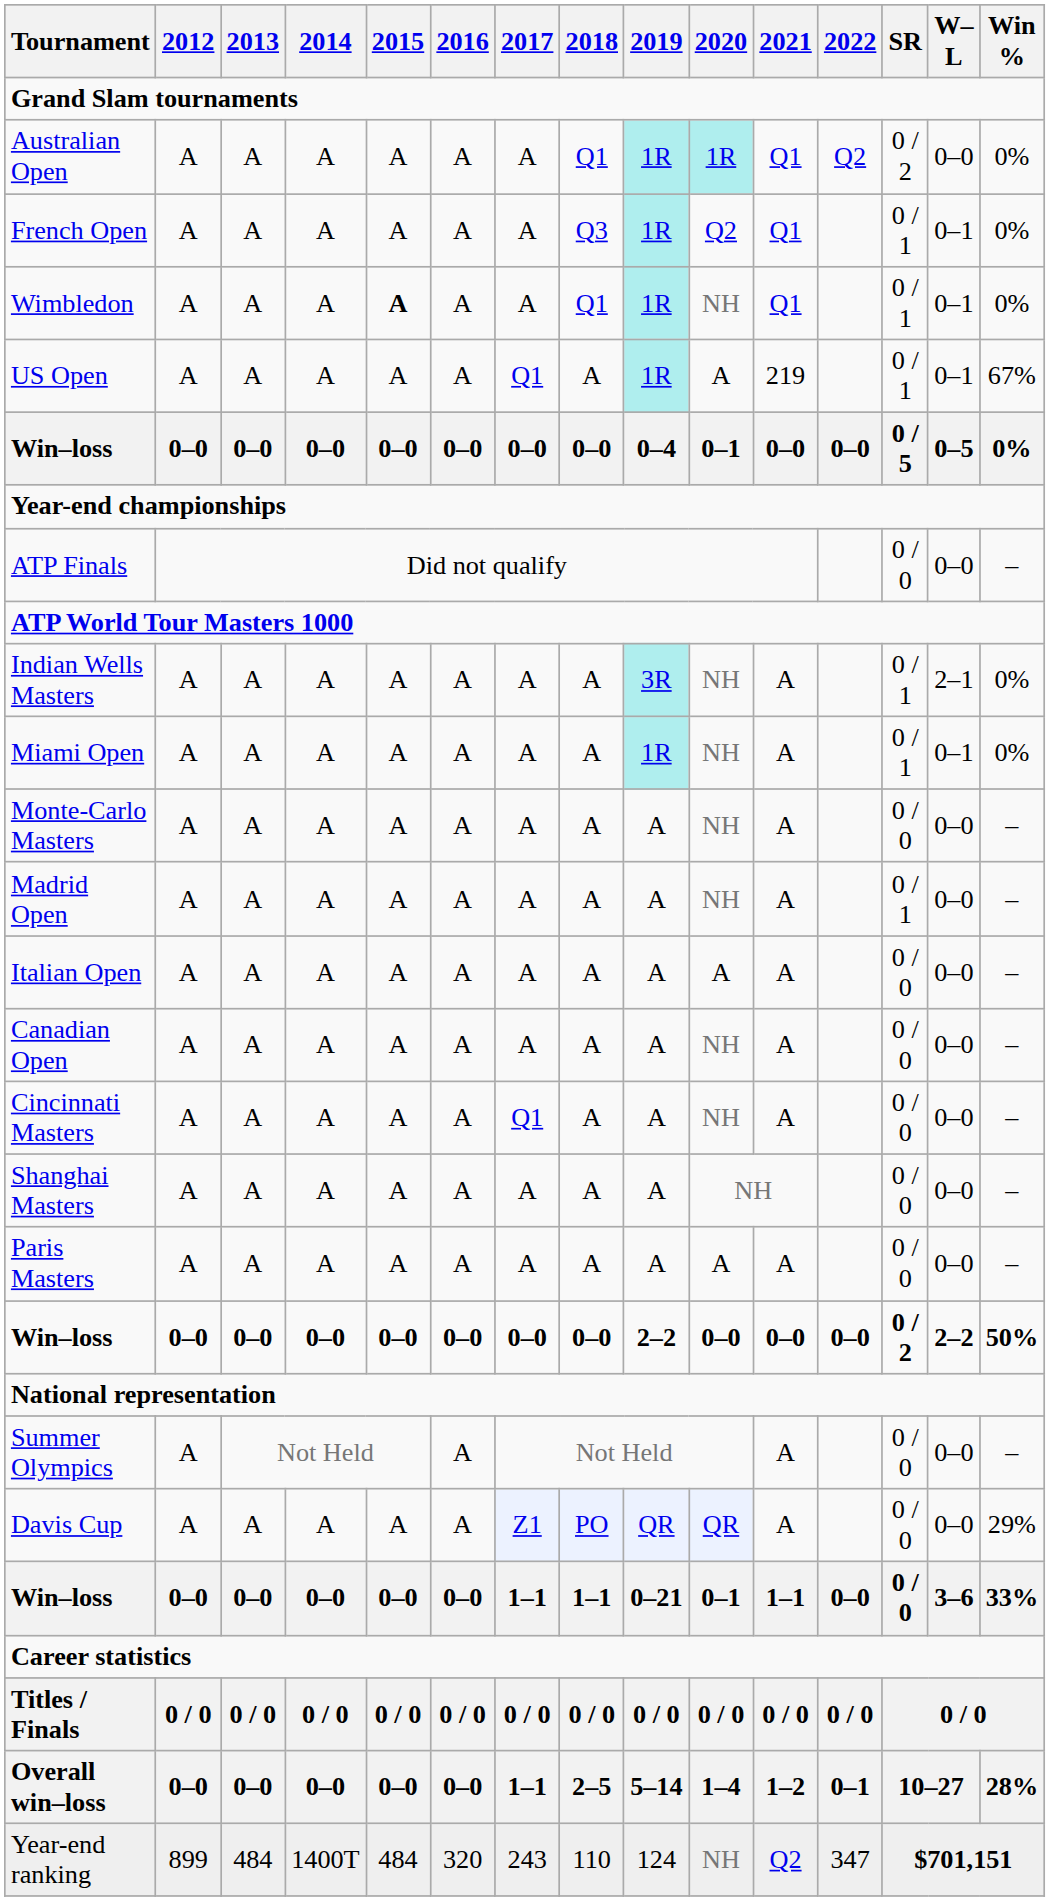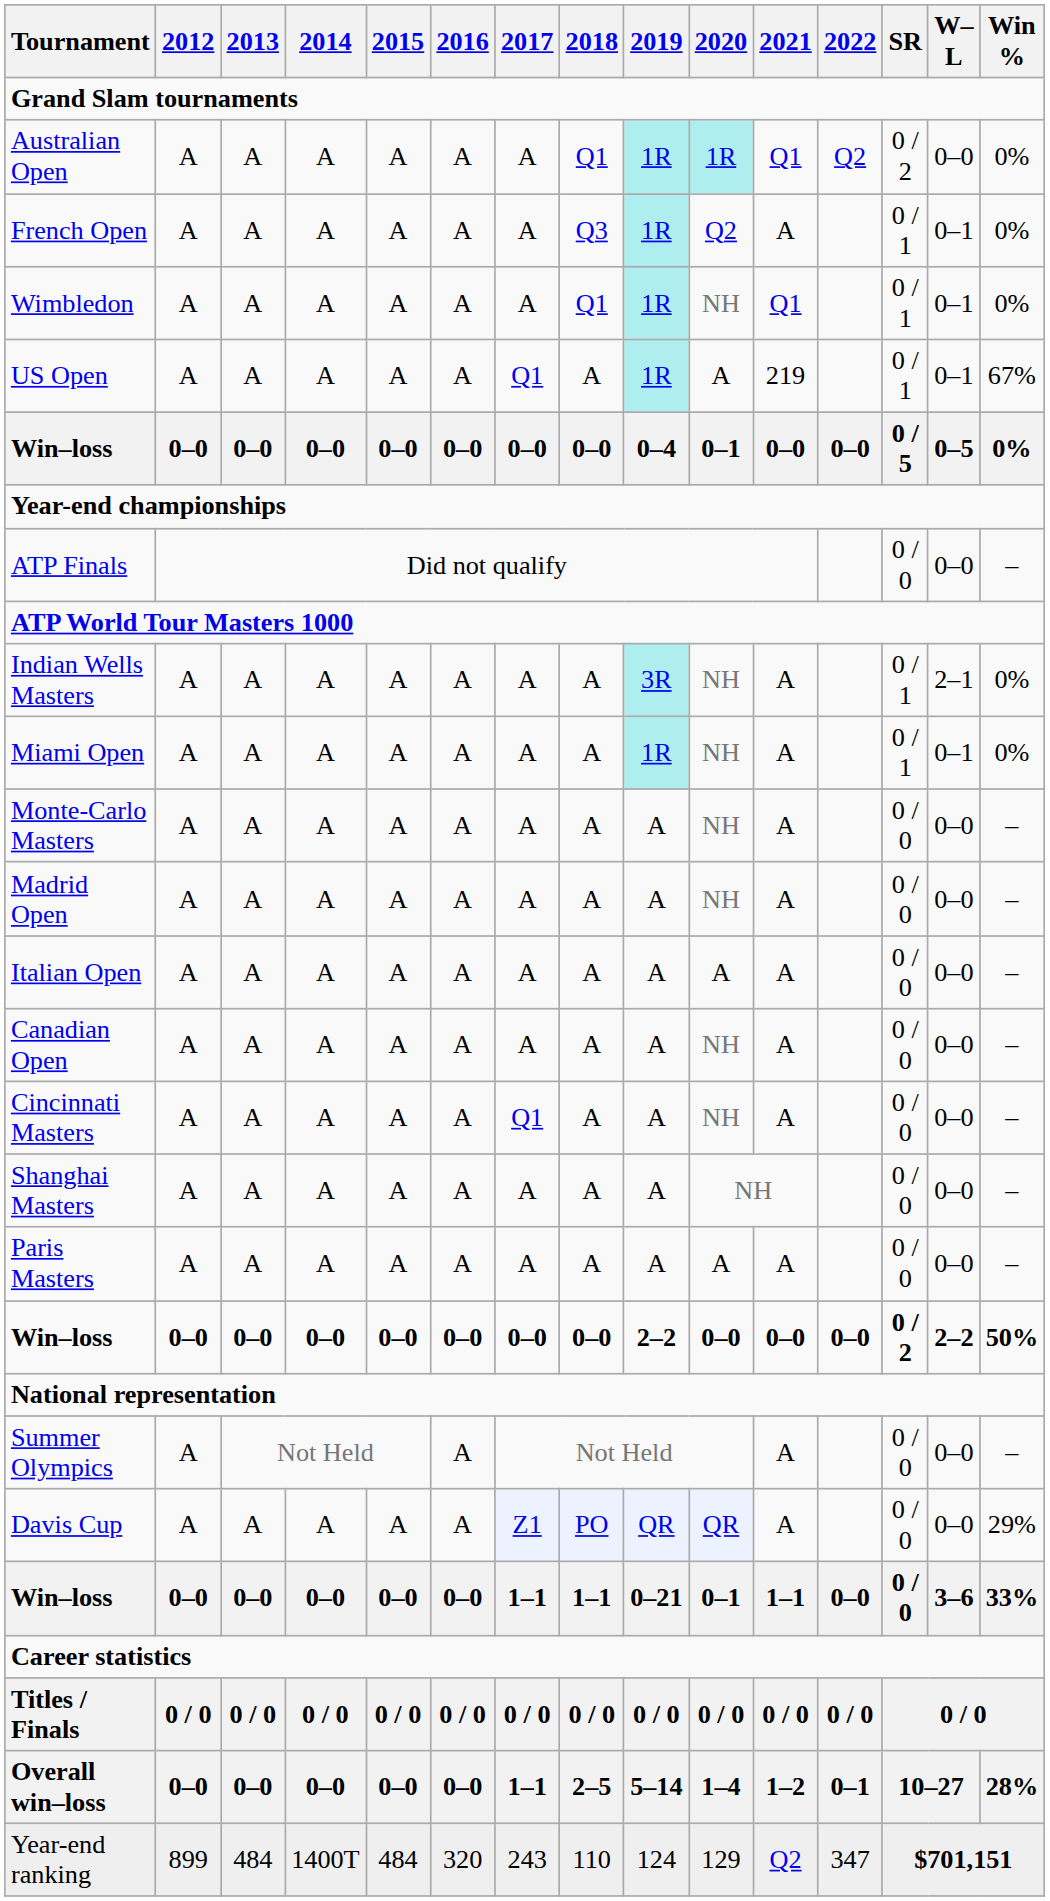(786, 229) Q1 -> (786, 229) A
(398, 302) bold -> (398, 302) normal
(905, 898) 0 / 1 -> (905, 898) 0 / 0
(721, 1859) NH -> (721, 1859) 129
